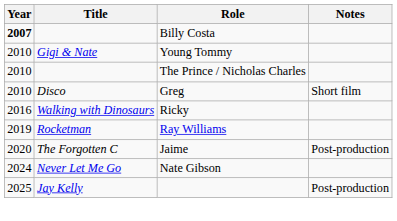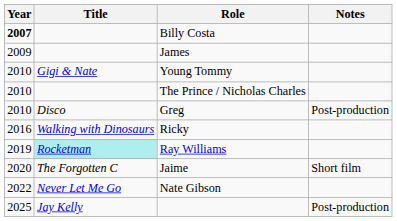+ row: (175, 52)
(336, 91) Short film -> (350, 110) Post-production
(64, 129) no background -> (64, 149) paleturquoise background
(350, 149) Post-production -> (336, 168) Short film
(19, 168) 2024 -> (19, 187) 2022
